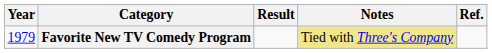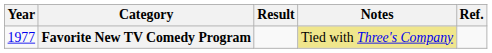(21, 37) 1979 -> (21, 37) 1977
